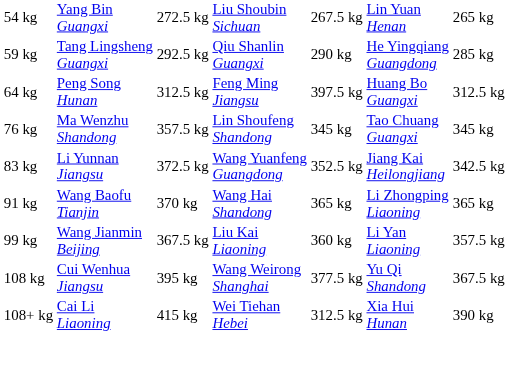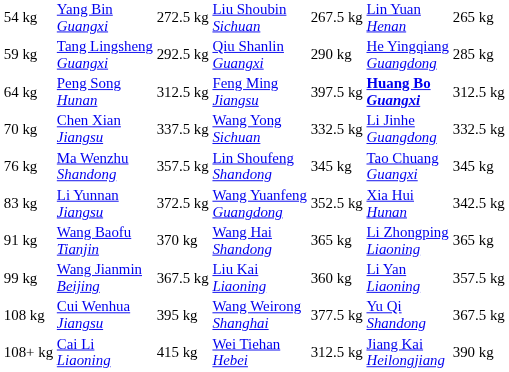(397, 91) normal -> (399, 91) bold
+ row: (21, 129)
(406, 166) Jiang Kai Heilongjiang -> (390, 203) Xia Hui Hunan
(390, 315) Xia Hui Hunan -> (406, 352) Jiang Kai Heilongjiang
